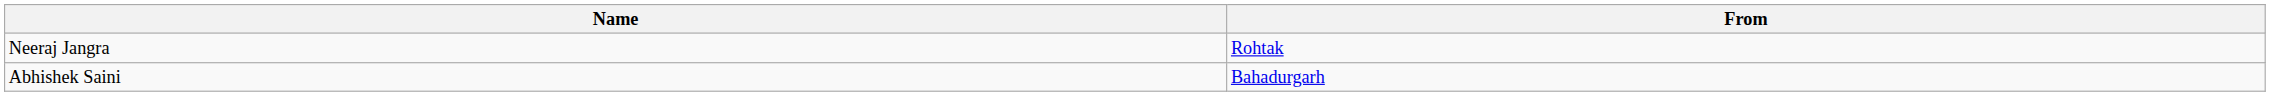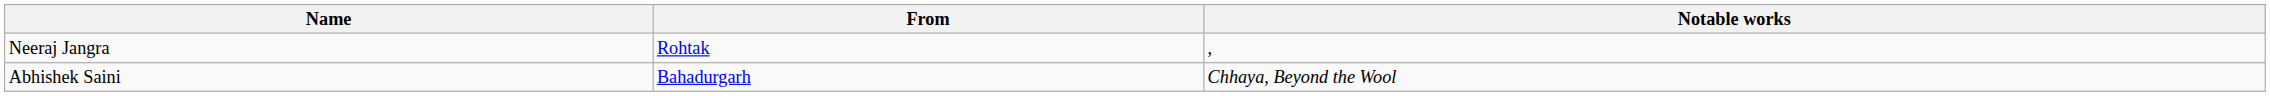+ column: (1734, 18)
